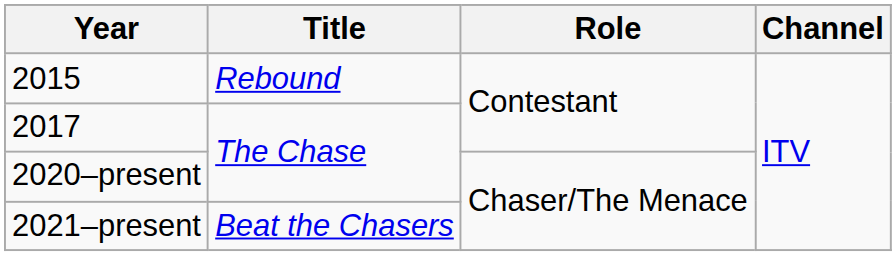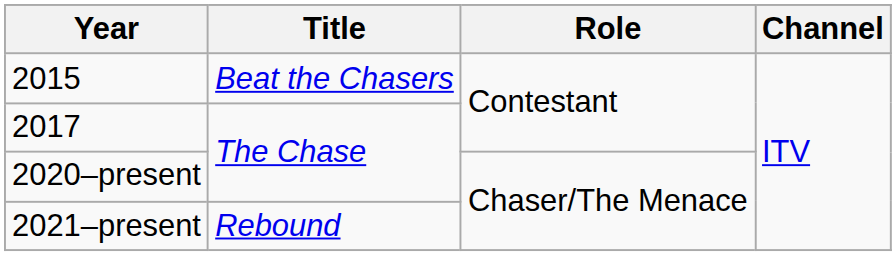(278, 77) Rebound -> (334, 77) Beat the Chasers
(334, 224) Beat the Chasers -> (278, 224) Rebound
